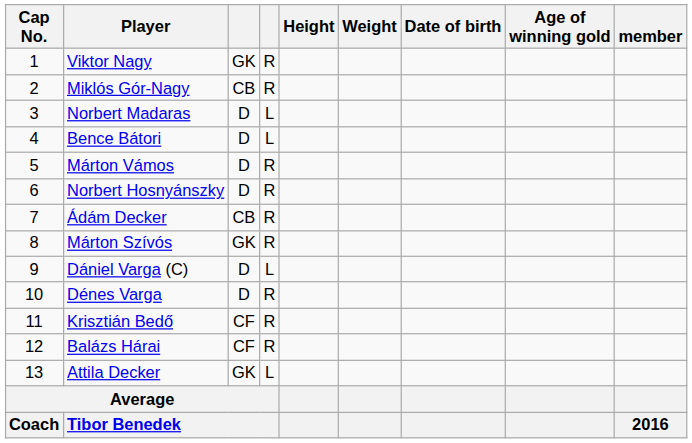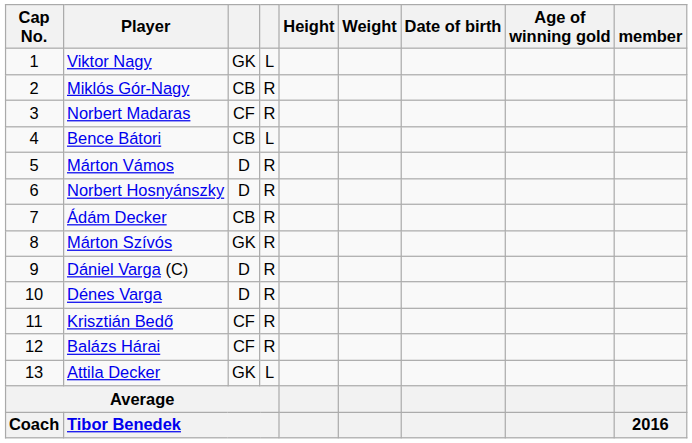(270, 61) R -> (270, 61) L
(244, 113) D -> (244, 113) CF
(270, 113) L -> (270, 113) R
(244, 139) D -> (244, 139) CB
(270, 269) L -> (270, 269) R
